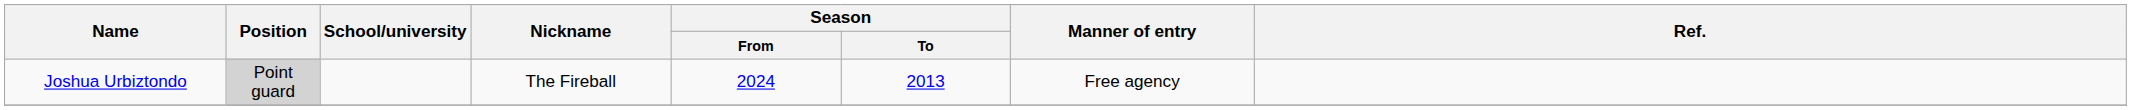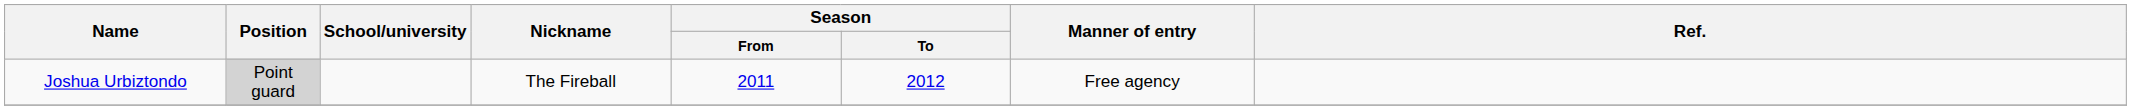(756, 82) 2024 -> (756, 82) 2011
(926, 82) 2013 -> (926, 82) 2012
